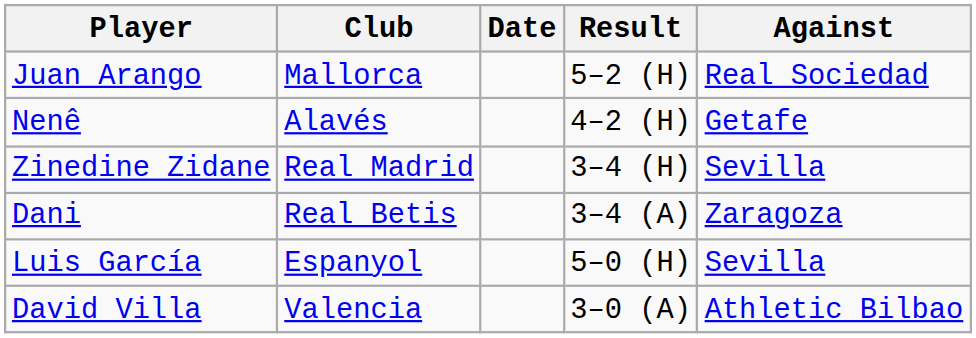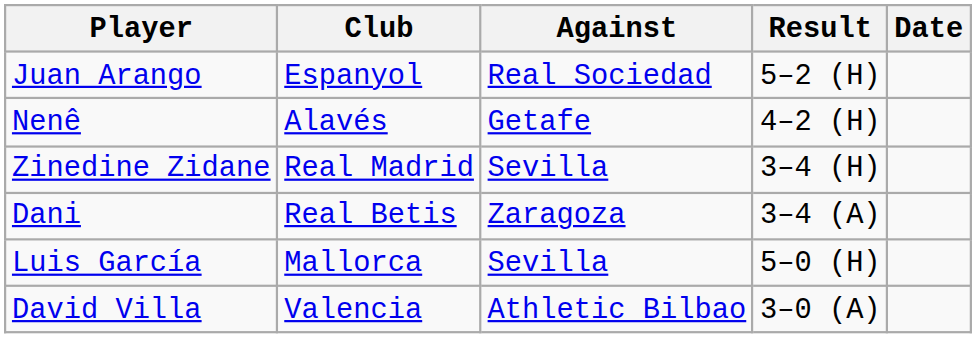columns swapped: (834, 29) <-> (522, 29)
(353, 75) Mallorca -> (353, 75) Espanyol
(353, 263) Espanyol -> (353, 263) Mallorca
